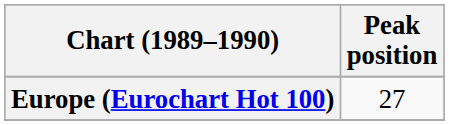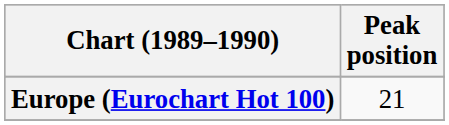(392, 98) 27 -> (392, 98) 21
